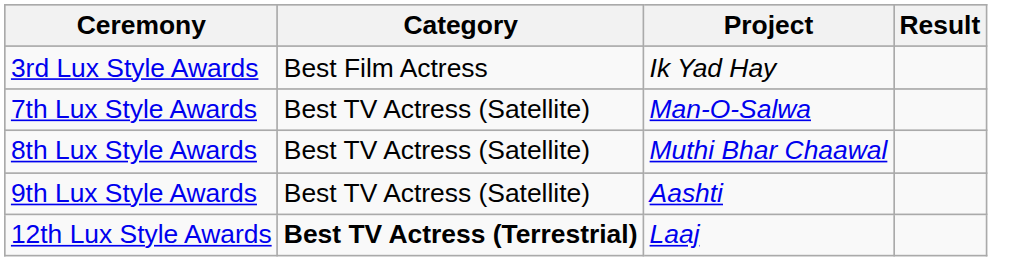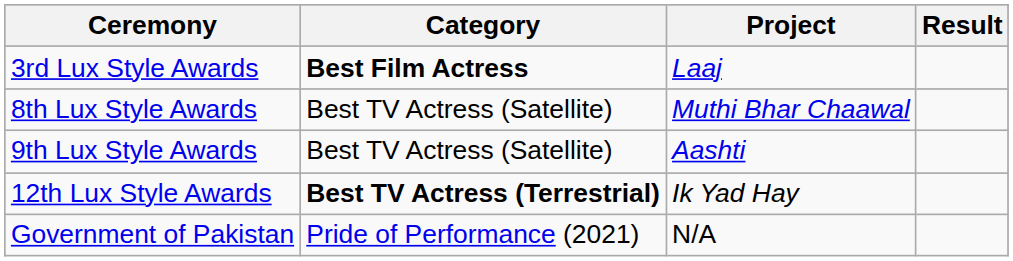(386, 67) normal -> (417, 67) bold
(713, 67) Ik Yad Hay -> (697, 67) Laaj
- row: (134, 109)
(675, 234) Laaj -> (735, 192) Ik Yad Hay
+ row: (153, 234)
